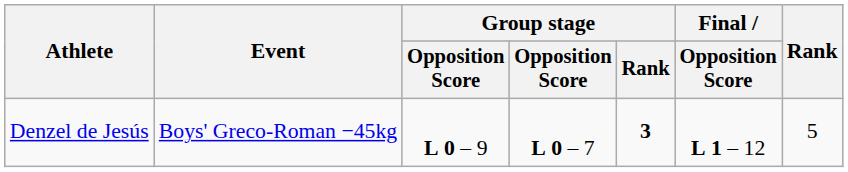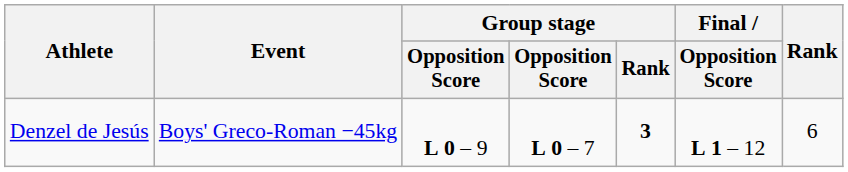(812, 132) 5 -> (812, 132) 6
